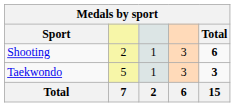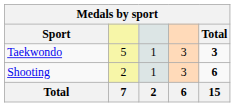rows swapped: (28, 53) <-> (35, 73)
